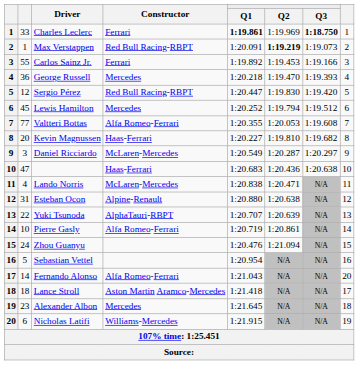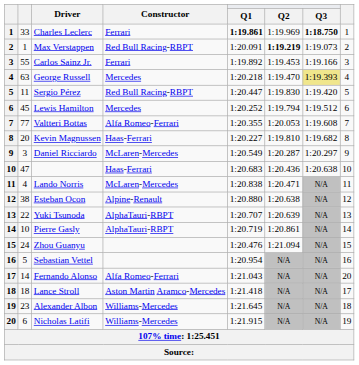(25, 77) 36 -> (25, 77) 63
(321, 77) no background -> (321, 77) khaki background
(25, 92) 12 -> (25, 92) 11
(25, 199) 31 -> (25, 199) 38
(142, 229) Alfa Romeo-Ferrari -> (139, 229) AlphaTauri-RBPT
(123, 305) Mercedes -> (141, 305) Williams-Mercedes
